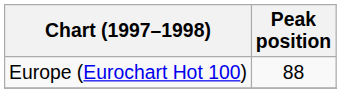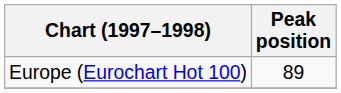(293, 72) 88 -> (293, 72) 89
